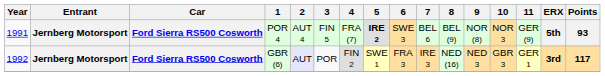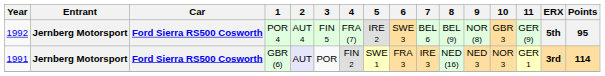(17, 33) 1991 -> (17, 33) 1992
(377, 33) bold -> (377, 33) normal
(503, 33) NOR 3 -> (503, 33) GBR 3
(583, 33) 93 -> (583, 33) 95
(17, 59) 1992 -> (17, 59) 1991
(503, 59) GBR 3 -> (503, 59) NOR 3
(583, 59) 117 -> (583, 59) 114
